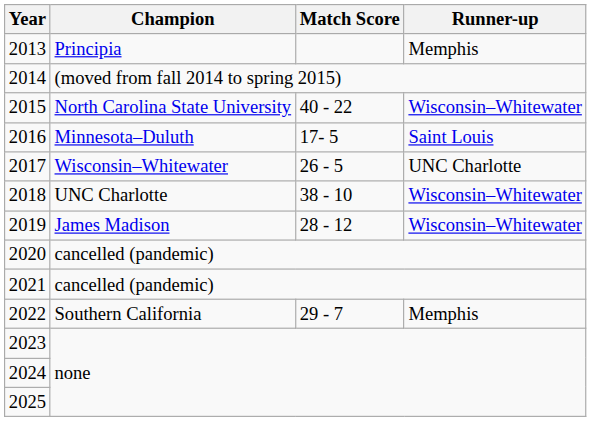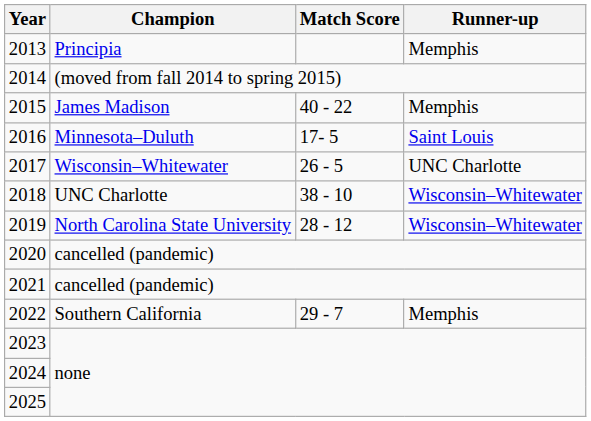(173, 107) North Carolina State University -> (112, 107) James Madison
(495, 107) Wisconsin–Whitewater -> (443, 107) Memphis
(112, 225) James Madison -> (173, 225) North Carolina State University
